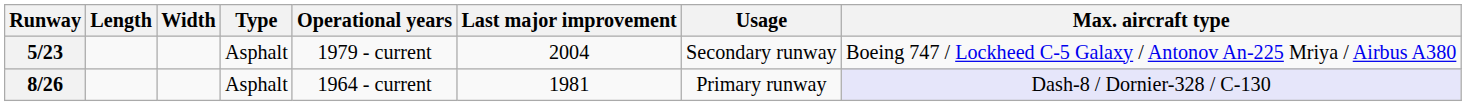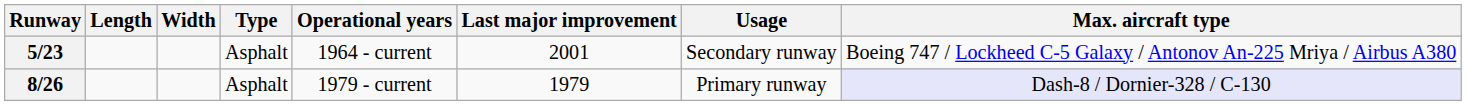(375, 52) 1979 - current -> (375, 52) 1964 - current
(569, 52) 2004 -> (569, 52) 2001
(375, 84) 1964 - current -> (375, 84) 1979 - current
(569, 84) 1981 -> (569, 84) 1979
